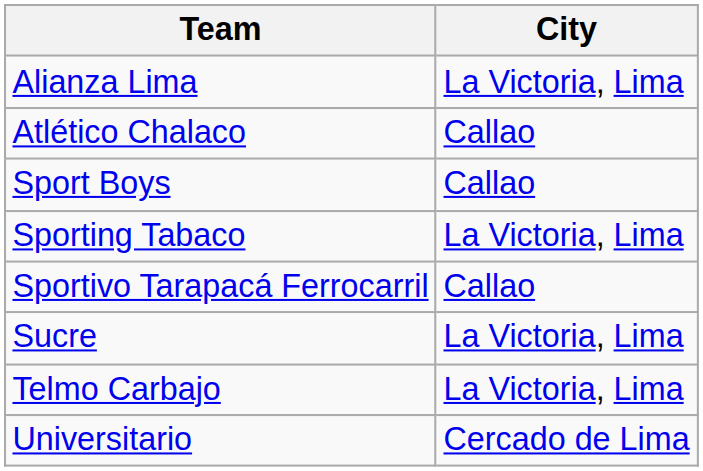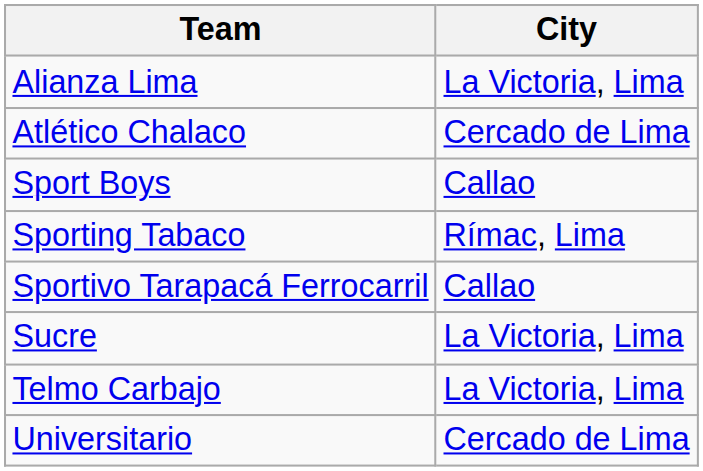(489, 132) Callao -> (567, 132) Cercado de Lima
(564, 235) La Victoria, Lima -> (534, 235) Rímac, Lima
